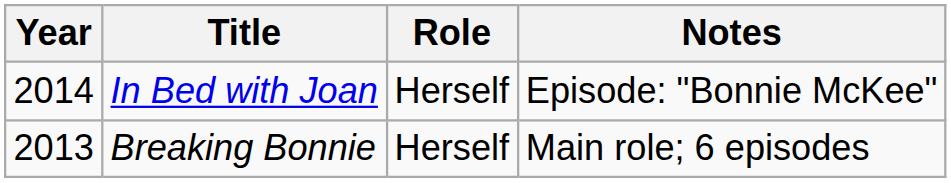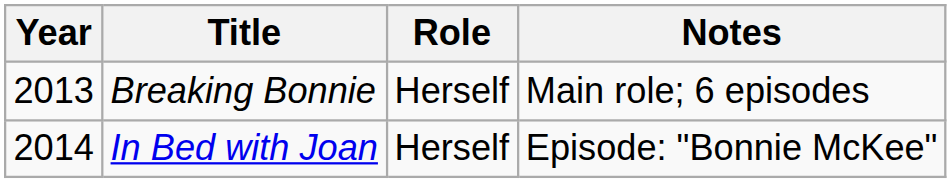rows swapped: (243, 147) <-> (244, 90)
